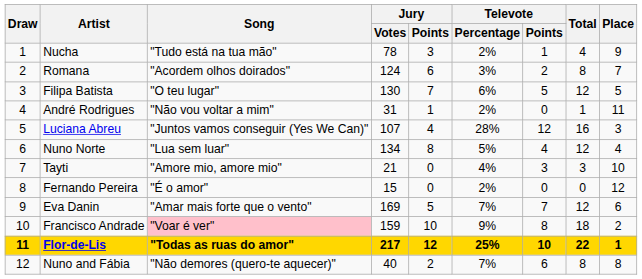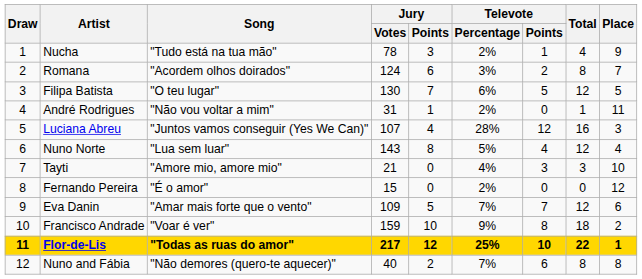(390, 149) 134 -> (390, 149) 143
(390, 206) 169 -> (390, 206) 109
(182, 226) pink background -> (182, 226) no background
